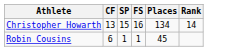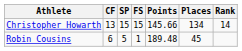+ column: (162, 11)
(138, 25) 16 -> (138, 25) 15
(124, 39) 1 -> (124, 39) 5
